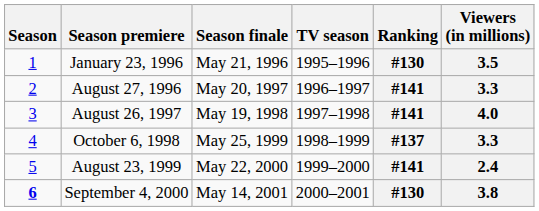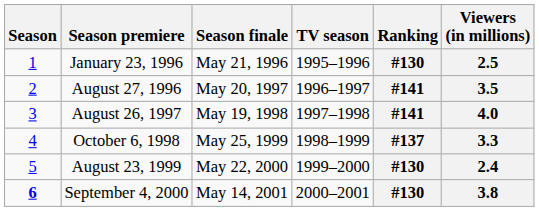(488, 62) 3.5 -> (488, 62) 2.5
(488, 88) 3.3 -> (488, 88) 3.5
(408, 166) #141 -> (408, 166) #130
